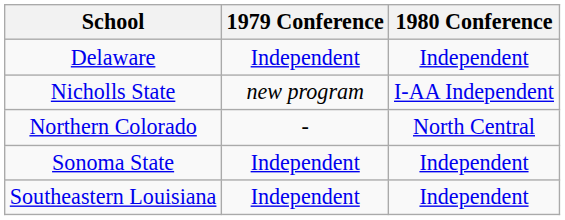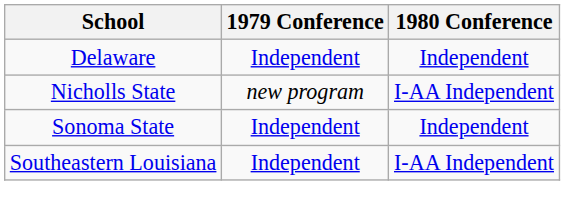- row: (113, 127)
(474, 197) Independent -> (474, 162) I-AA Independent
